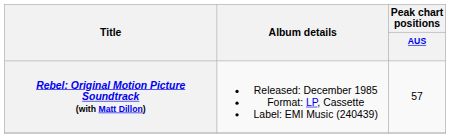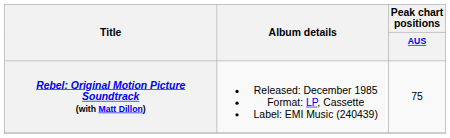(417, 97) 57 -> (417, 97) 75
